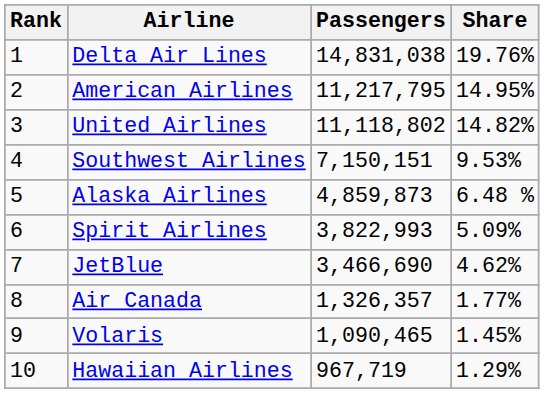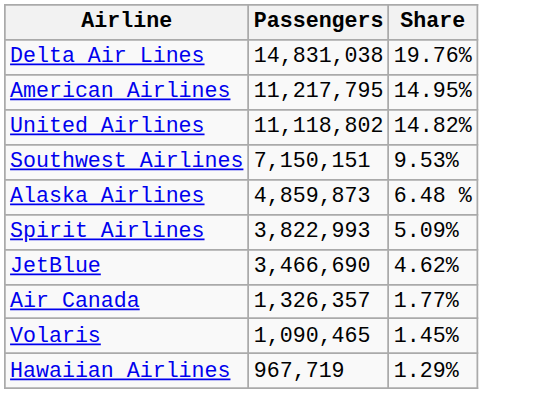- column: (36, 23)
